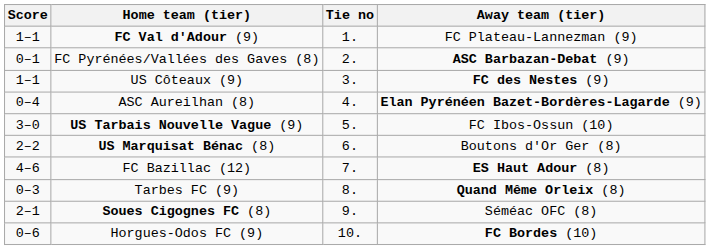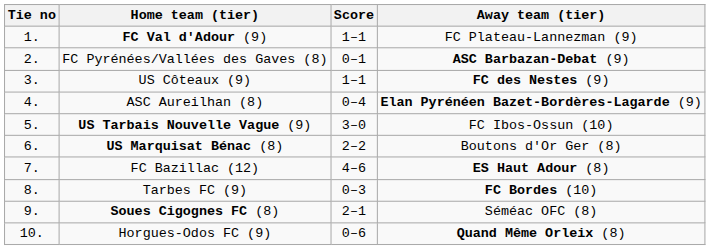columns swapped: (350, 15) <-> (28, 15)
(541, 190) Quand Même Orleix (8) -> (541, 190) FC Bordes (10)
(541, 234) FC Bordes (10) -> (541, 234) Quand Même Orleix (8)
